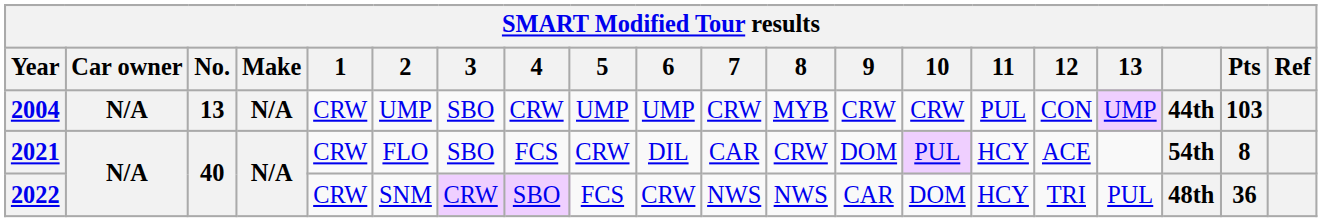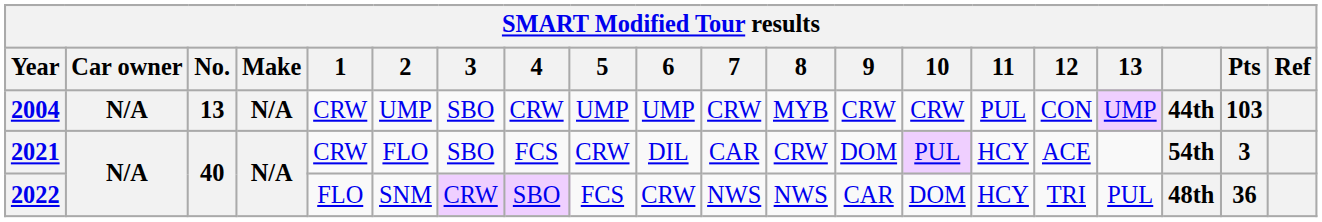(1244, 152) 8 -> (1244, 152) 3
(340, 194) CRW -> (340, 194) FLO
